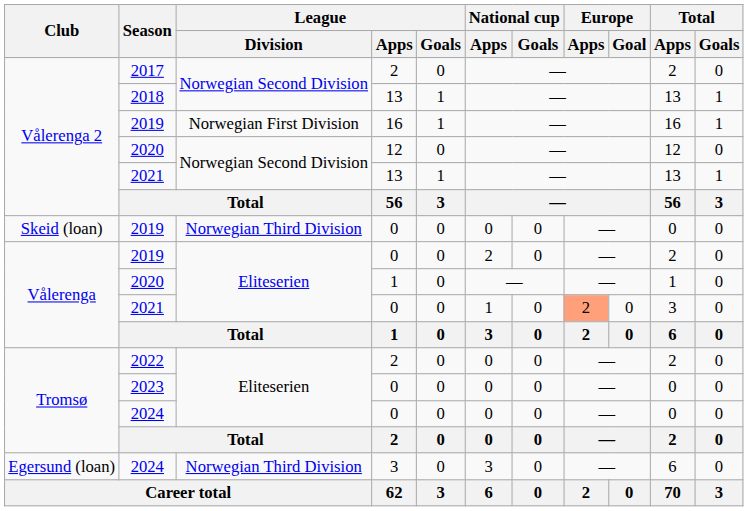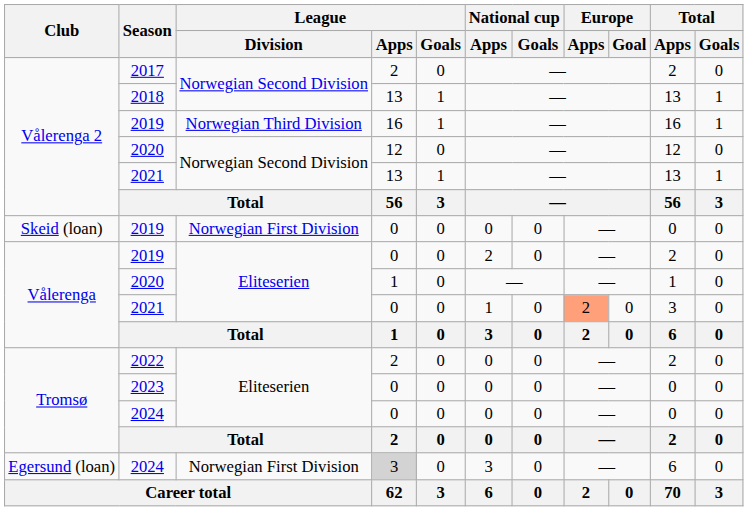(274, 123) Norwegian First Division -> (274, 123) Norwegian Third Division
(274, 228) Norwegian Third Division -> (274, 228) Norwegian First Division
(274, 466) Norwegian Third Division -> (274, 466) Norwegian First Division
(394, 466) no background -> (394, 466) lightgrey background
